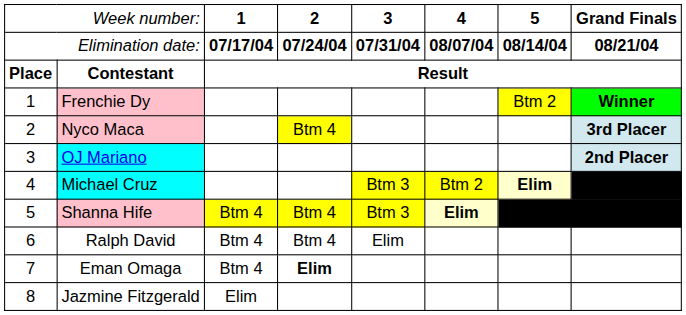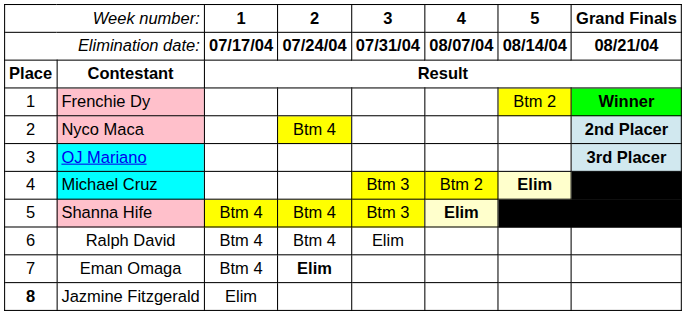(626, 129) 3rd Placer -> (626, 129) 2nd Placer
(626, 157) 2nd Placer -> (626, 157) 3rd Placer
(31, 296) normal -> (31, 296) bold
